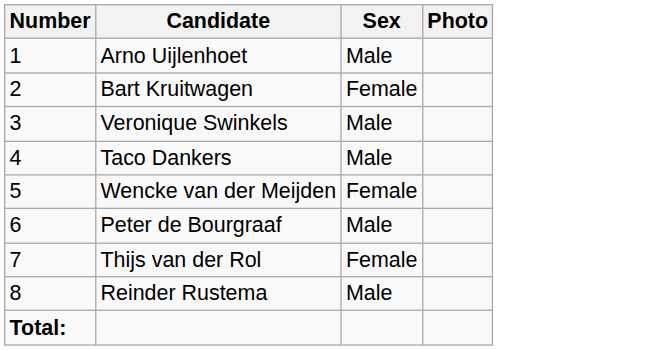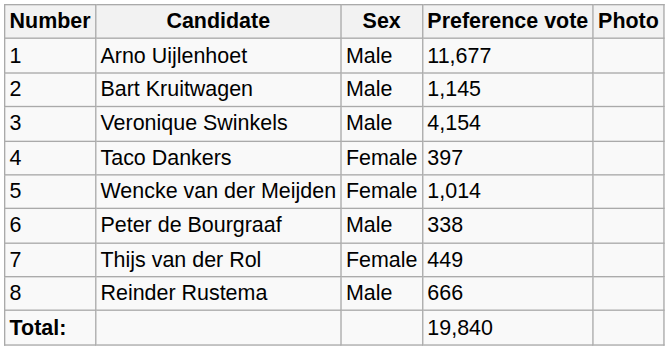+ column: (508, 21)
(382, 89) Female -> (369, 89) Male
(369, 157) Male -> (382, 157) Female
